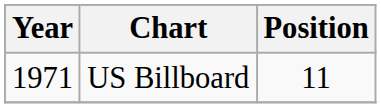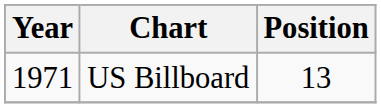(316, 77) 11 -> (316, 77) 13
